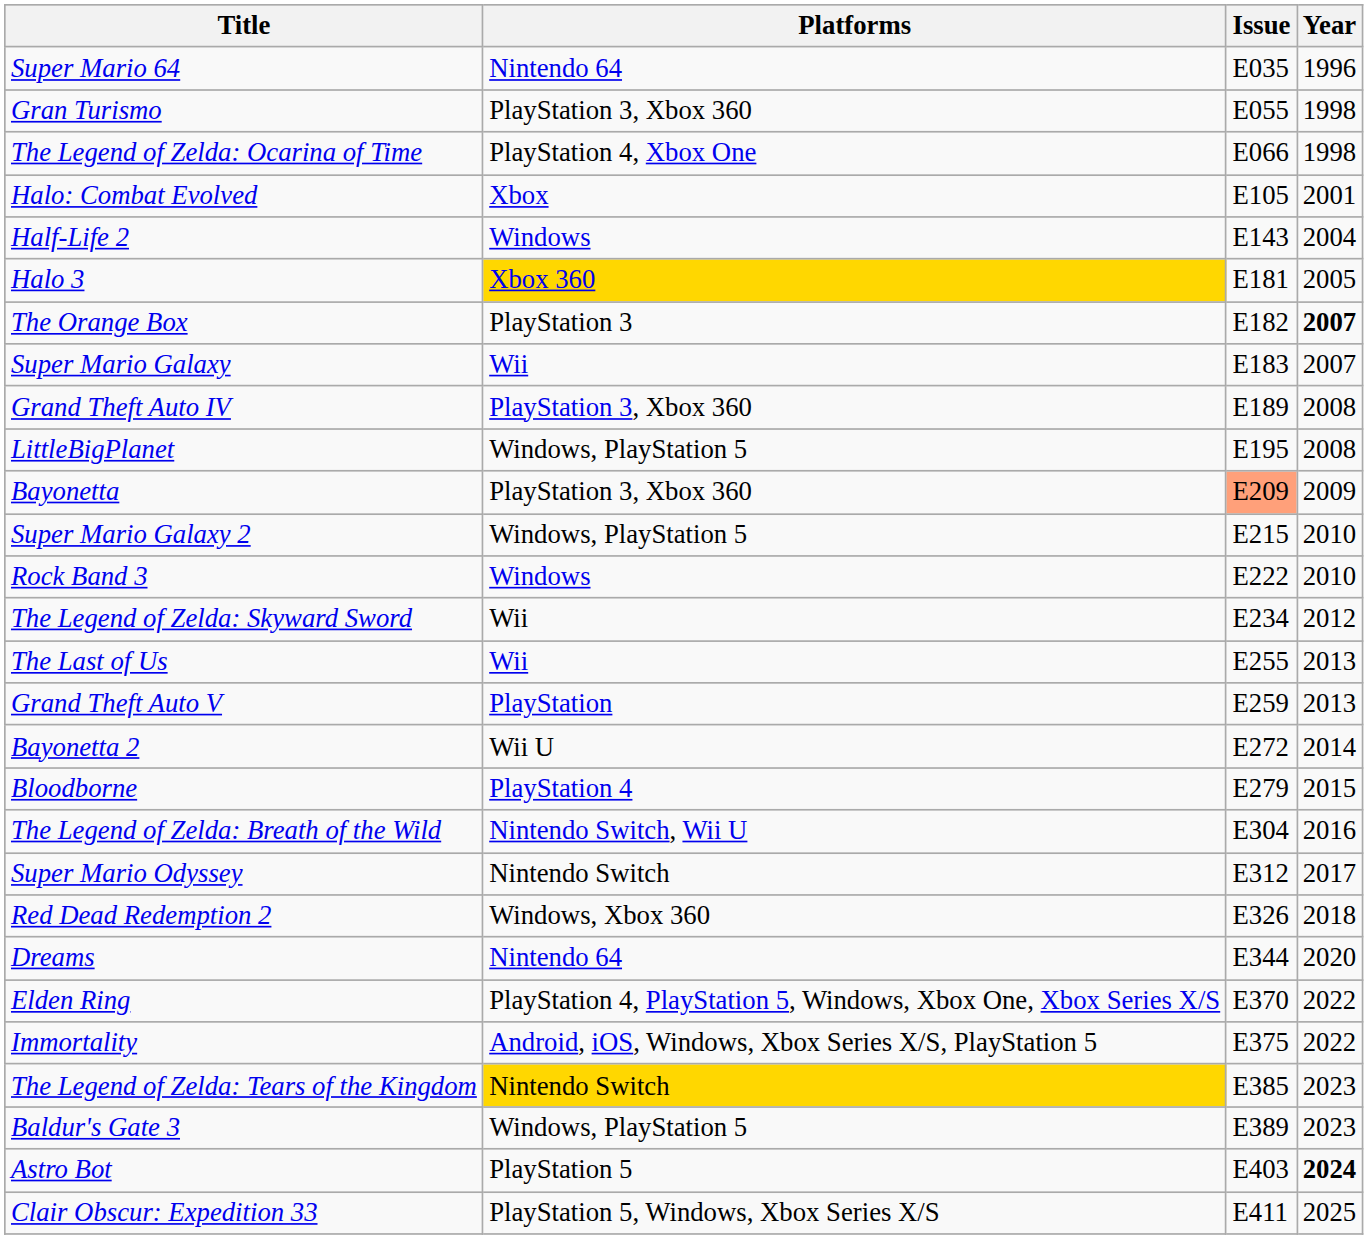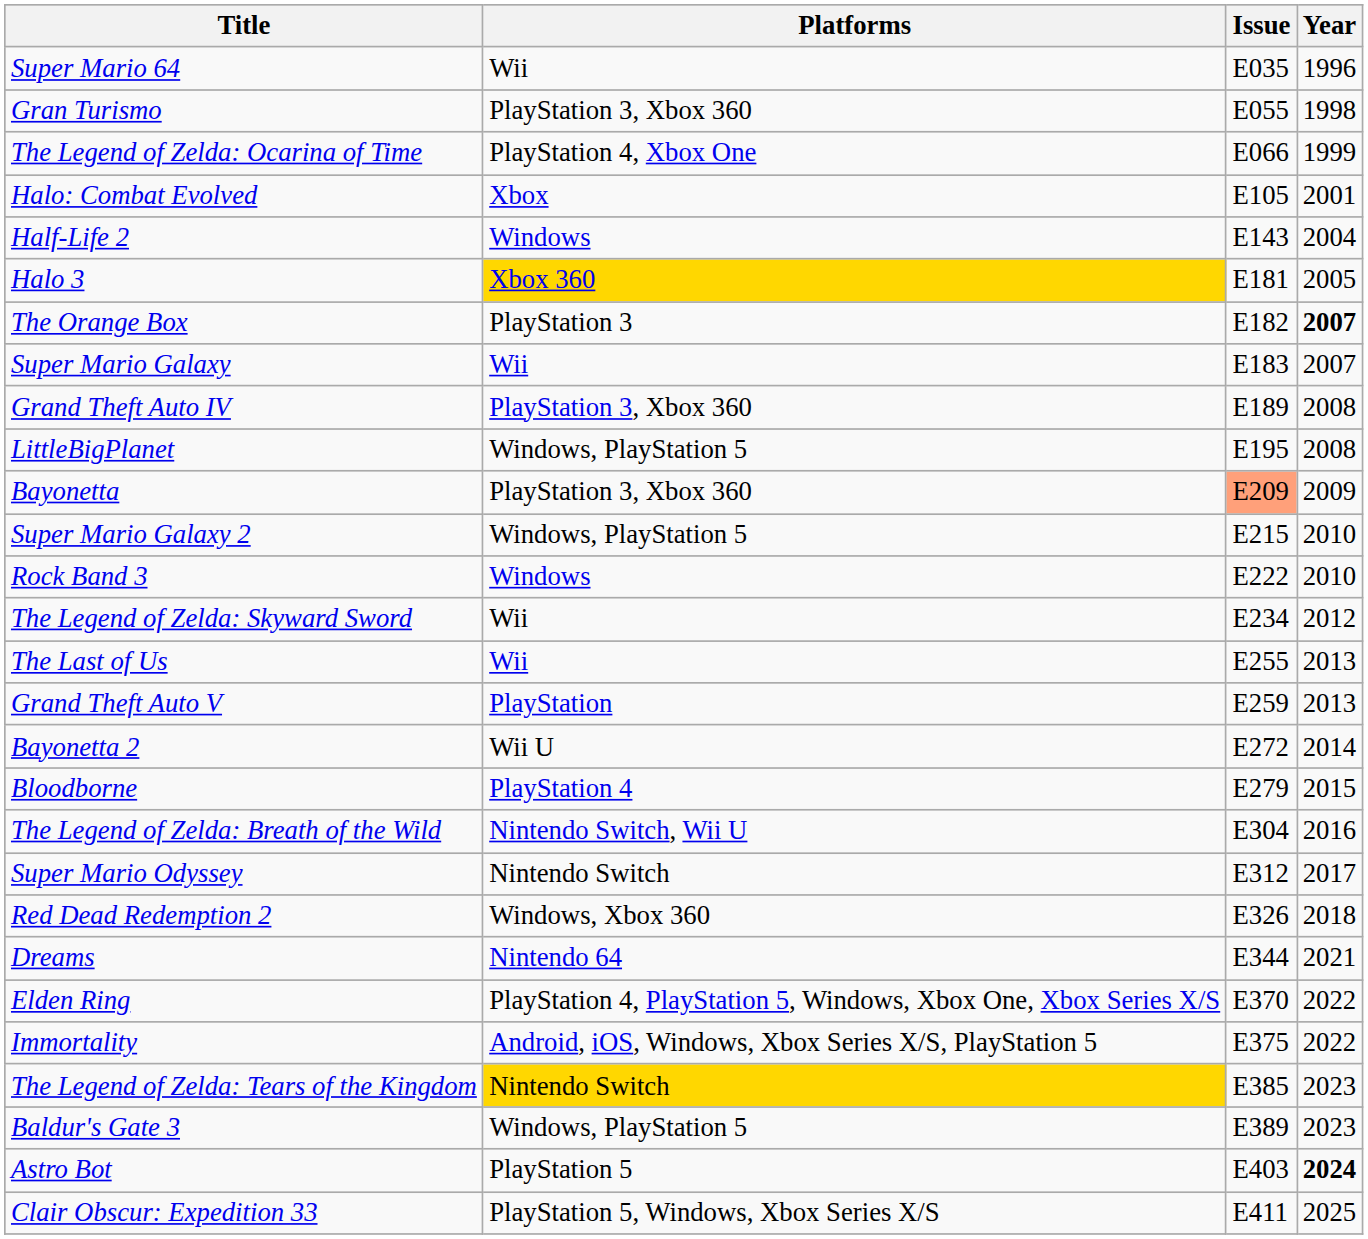(556, 68) Nintendo 64 -> (509, 68) Wii
(1329, 152) 1998 -> (1329, 152) 1999
(1329, 957) 2020 -> (1329, 957) 2021
